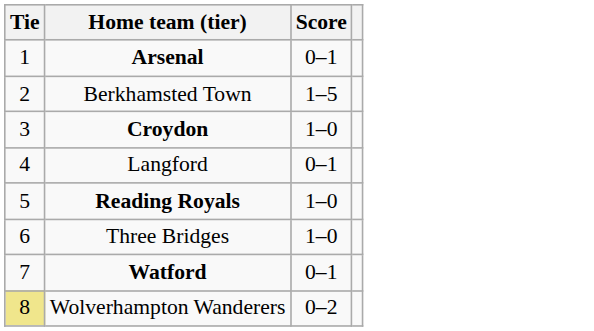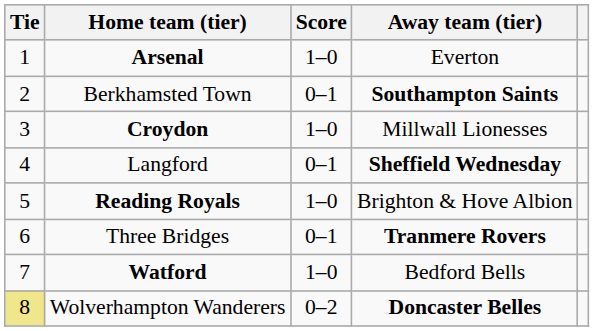+ column: (465, 21)
(321, 57) 0–1 -> (321, 57) 1–0
(321, 93) 1–5 -> (321, 93) 0–1
(321, 235) 1–0 -> (321, 235) 0–1
(321, 271) 0–1 -> (321, 271) 1–0
